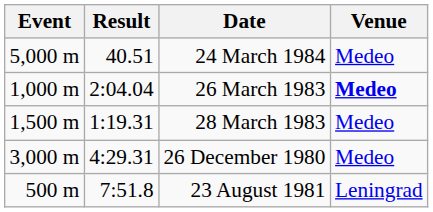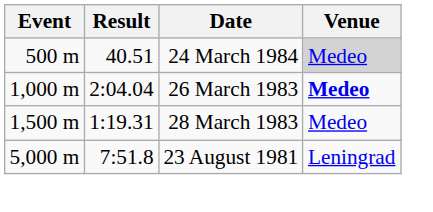(44, 55) 5,000 m -> (52, 55) 500 m
(365, 55) no background -> (338, 55) lightgrey background
- row: (244, 156)
(52, 190) 500 m -> (44, 156) 5,000 m
